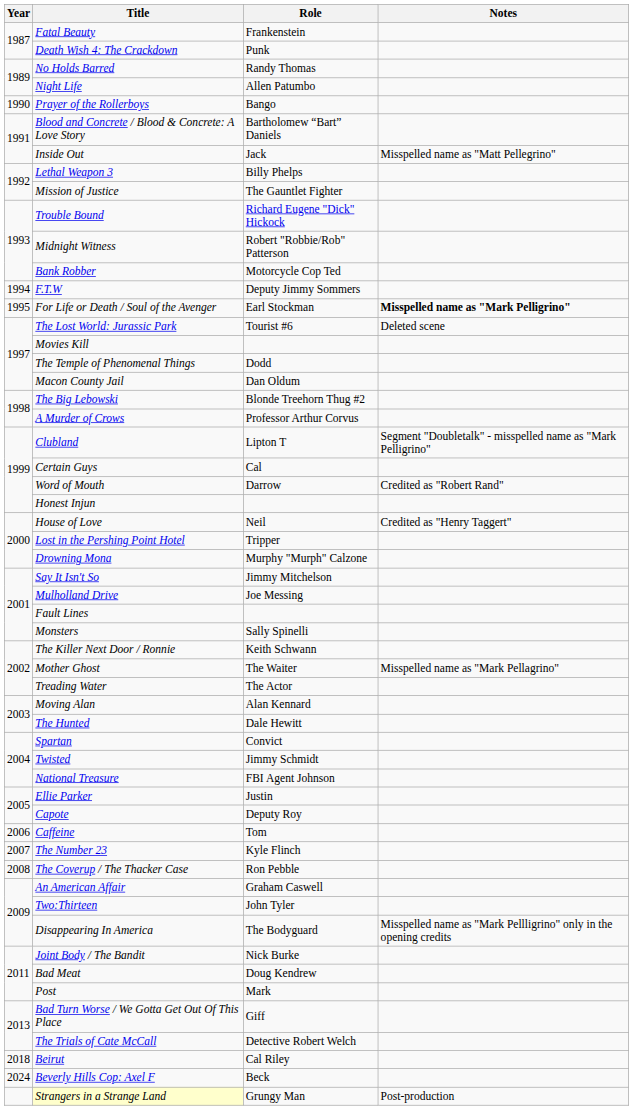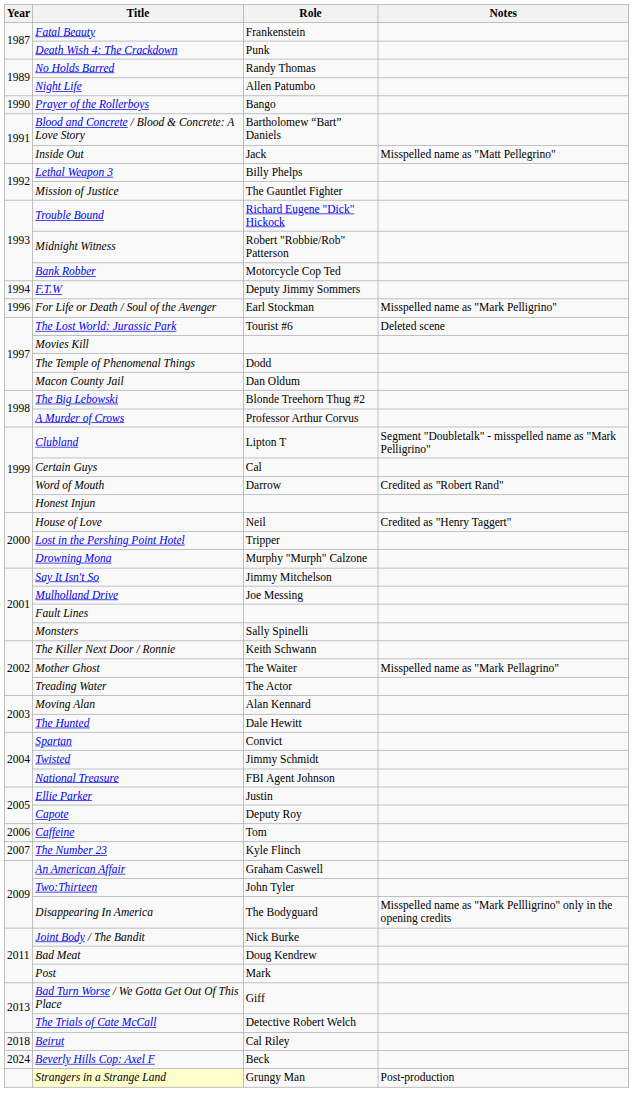(19, 308) 1995 -> (19, 308) 1996
(476, 308) bold -> (469, 308) normal
- row: (112, 869)
